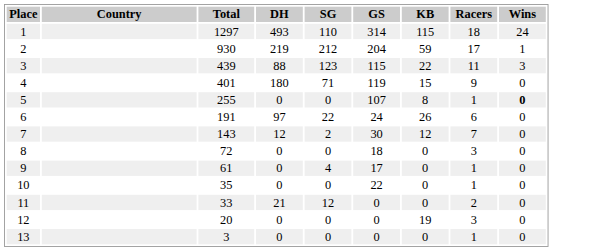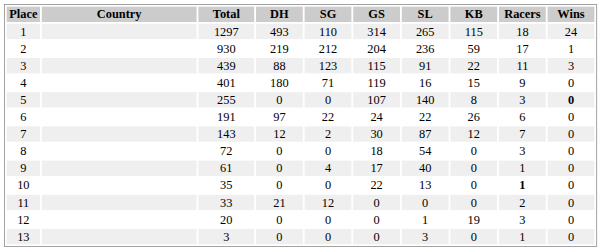+ column: (425, 14)
(474, 100) 1 -> (522, 100) 3
(474, 185) normal -> (522, 185) bold
